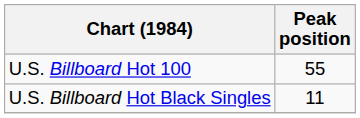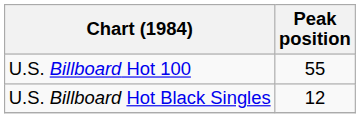(315, 98) 11 -> (315, 98) 12
